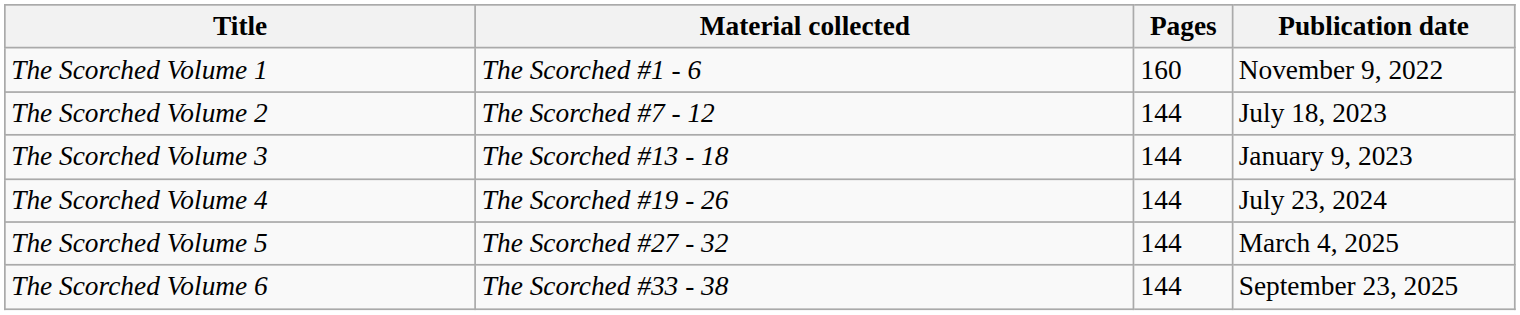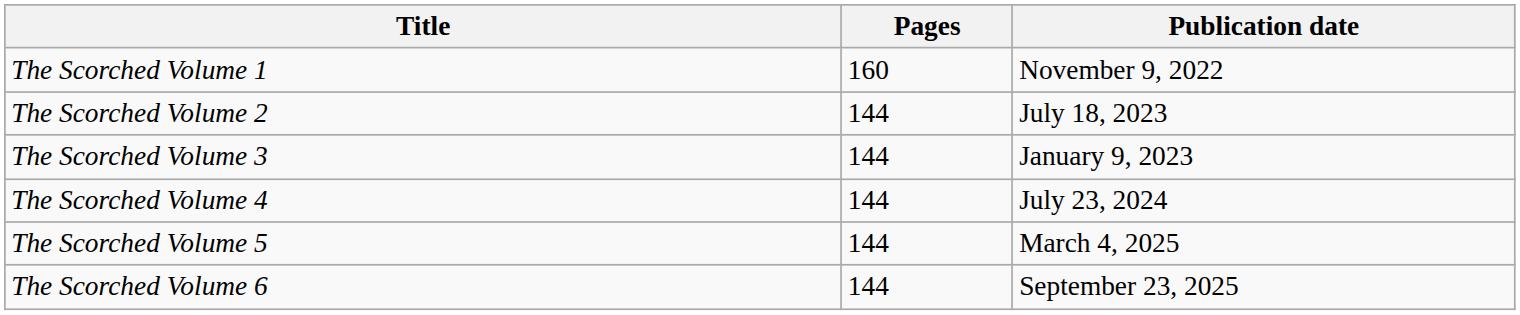- column: (805, 26)
